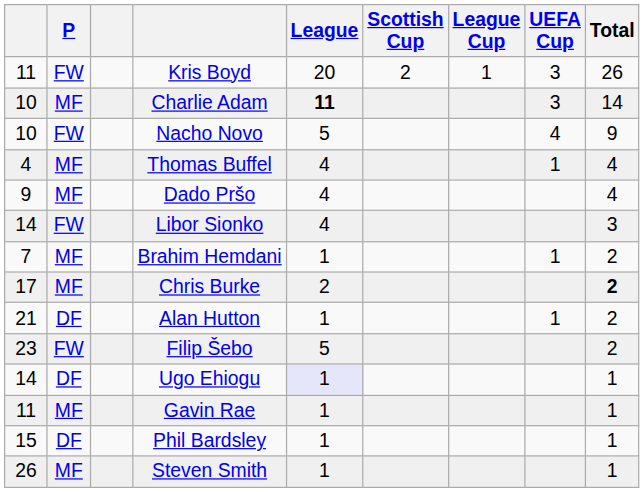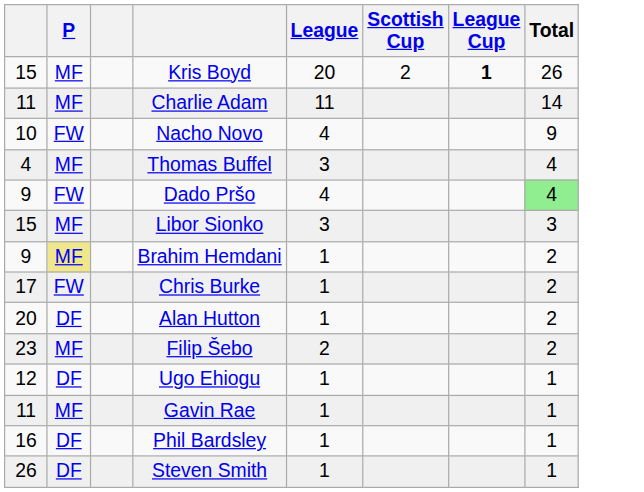- column: (555, 30)
(26, 72) 11 -> (26, 72) 15
(69, 72) FW -> (69, 72) MF
(486, 72) normal -> (486, 72) bold
(26, 103) 10 -> (26, 103) 11
(324, 103) bold -> (324, 103) normal
(324, 133) 5 -> (324, 133) 4
(324, 164) 4 -> (324, 164) 3
(69, 195) MF -> (69, 195) FW
(612, 195) no background -> (552, 195) lightgreen background
(26, 225) 14 -> (26, 225) 15
(69, 225) FW -> (69, 225) MF
(324, 225) 4 -> (324, 225) 3
(26, 256) 7 -> (26, 256) 9
(69, 256) no background -> (69, 256) khaki background
(69, 287) MF -> (69, 287) FW
(324, 287) 2 -> (324, 287) 1
(612, 287) bold -> (552, 287) normal
(26, 317) 21 -> (26, 317) 20
(69, 348) FW -> (69, 348) MF
(324, 348) 5 -> (324, 348) 2
(26, 379) 14 -> (26, 379) 12
(324, 379) lavender background -> (324, 379) no background
(26, 440) 15 -> (26, 440) 16
(69, 471) MF -> (69, 471) DF
